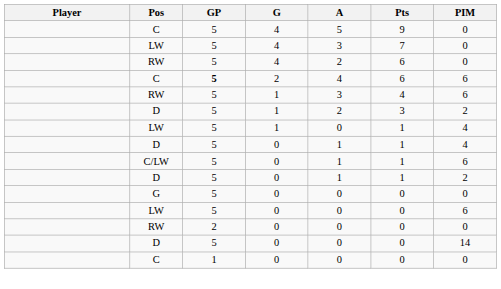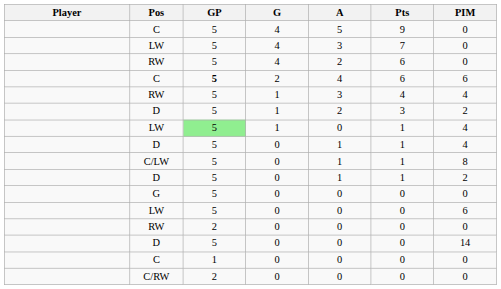(465, 95) 6 -> (465, 95) 4
(214, 128) no background -> (214, 128) lightgreen background
(465, 161) 6 -> (465, 161) 8
+ row: (156, 276)
